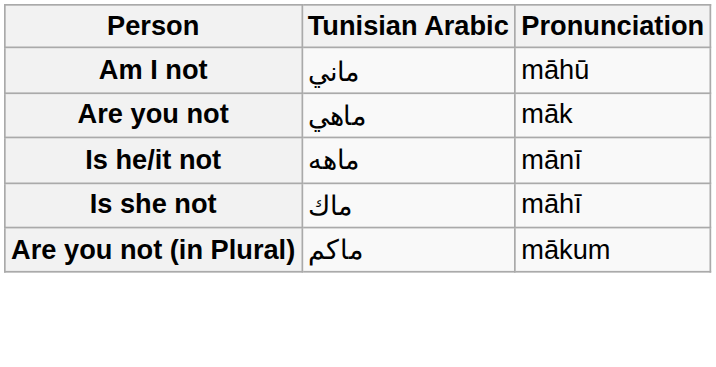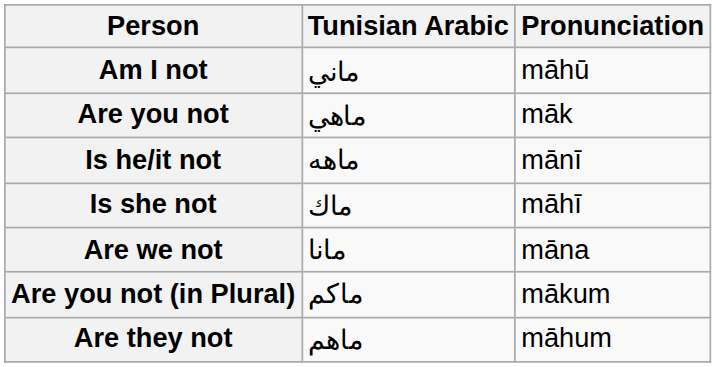+ row: (153, 249)
+ row: (153, 339)
